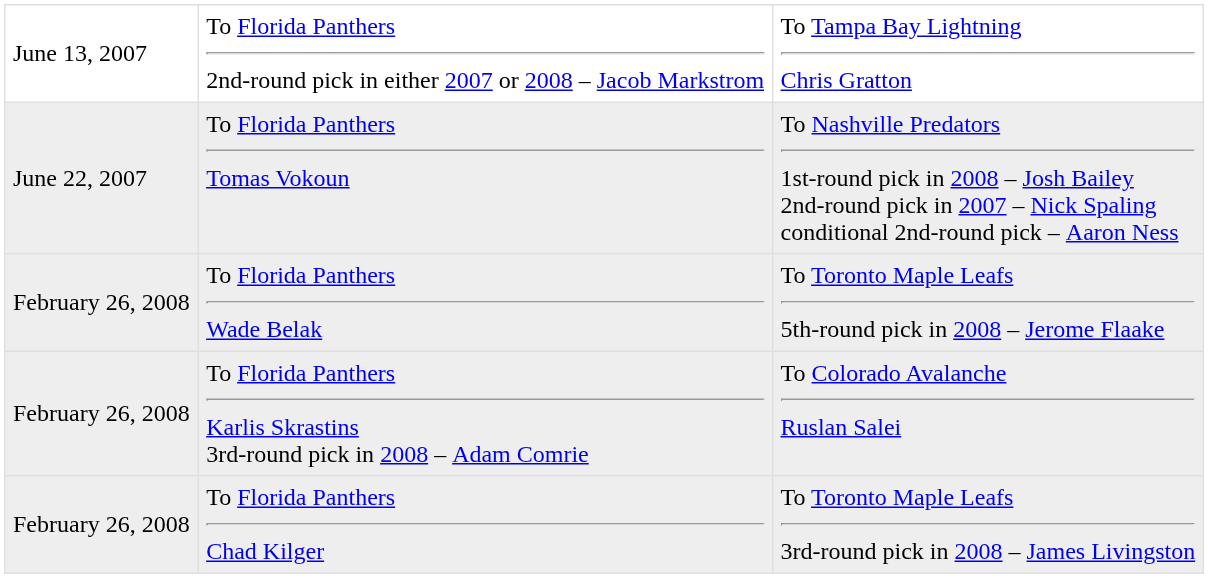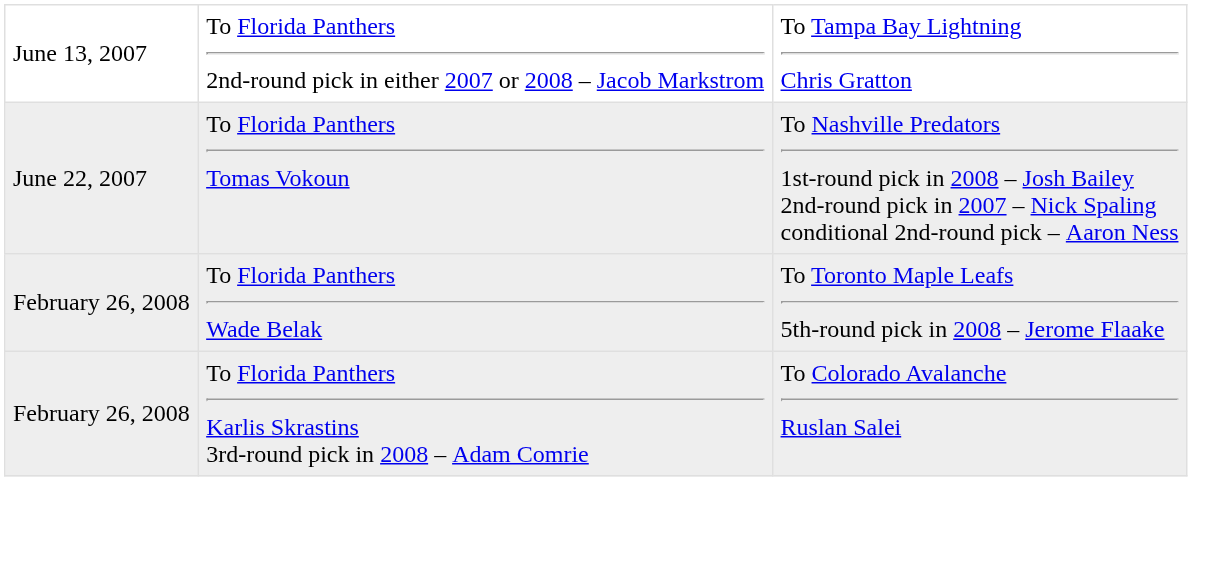- row: (485, 524)
